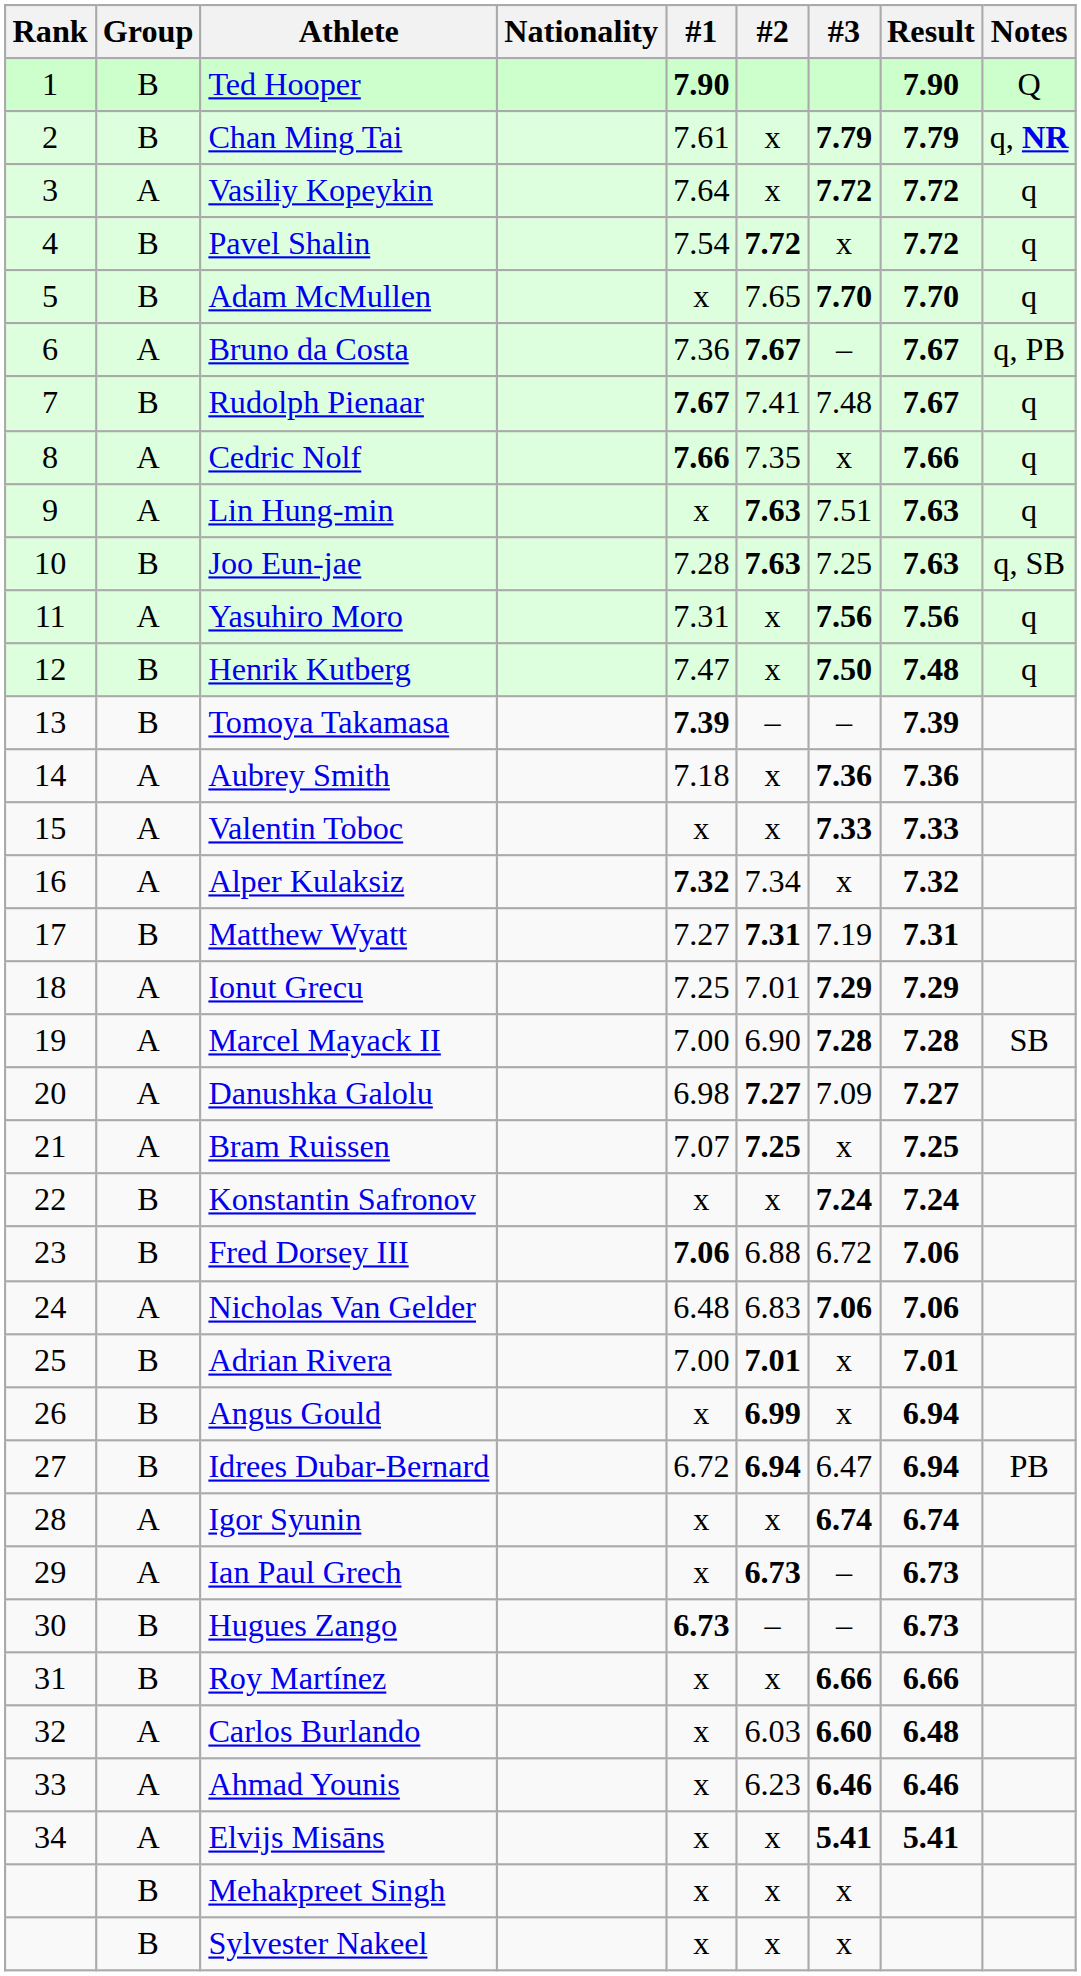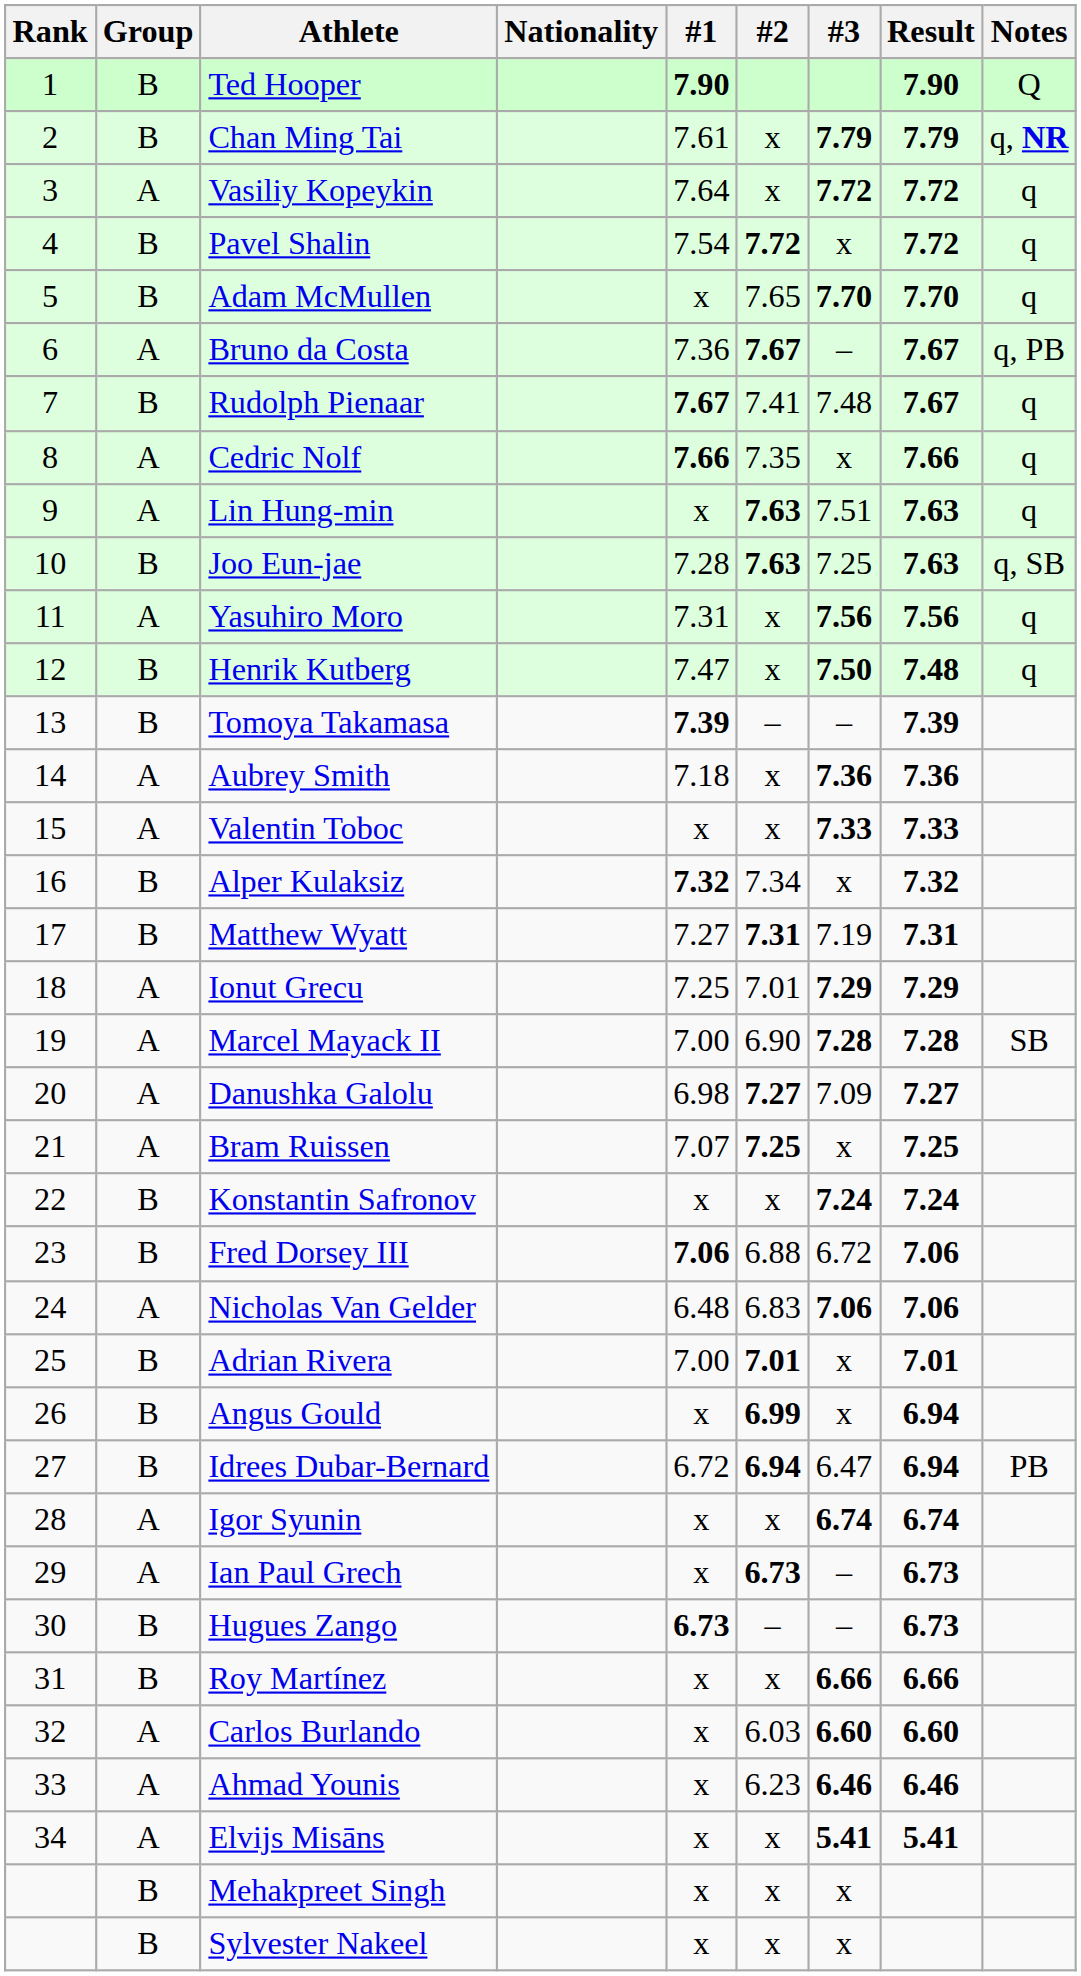(148, 881) A -> (148, 881) B
(931, 1731) 6.48 -> (931, 1731) 6.60
